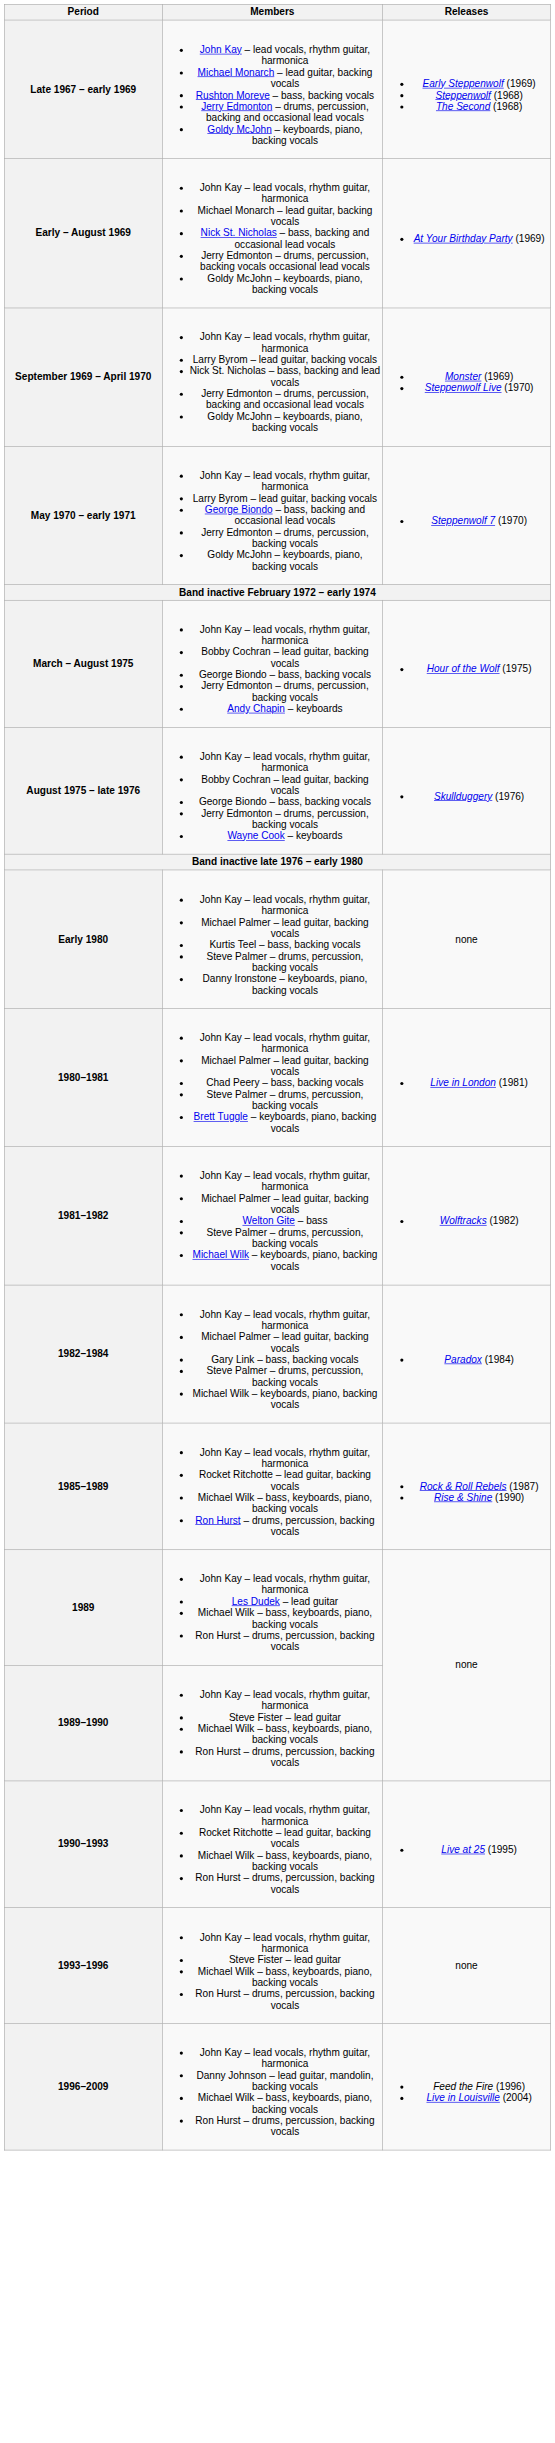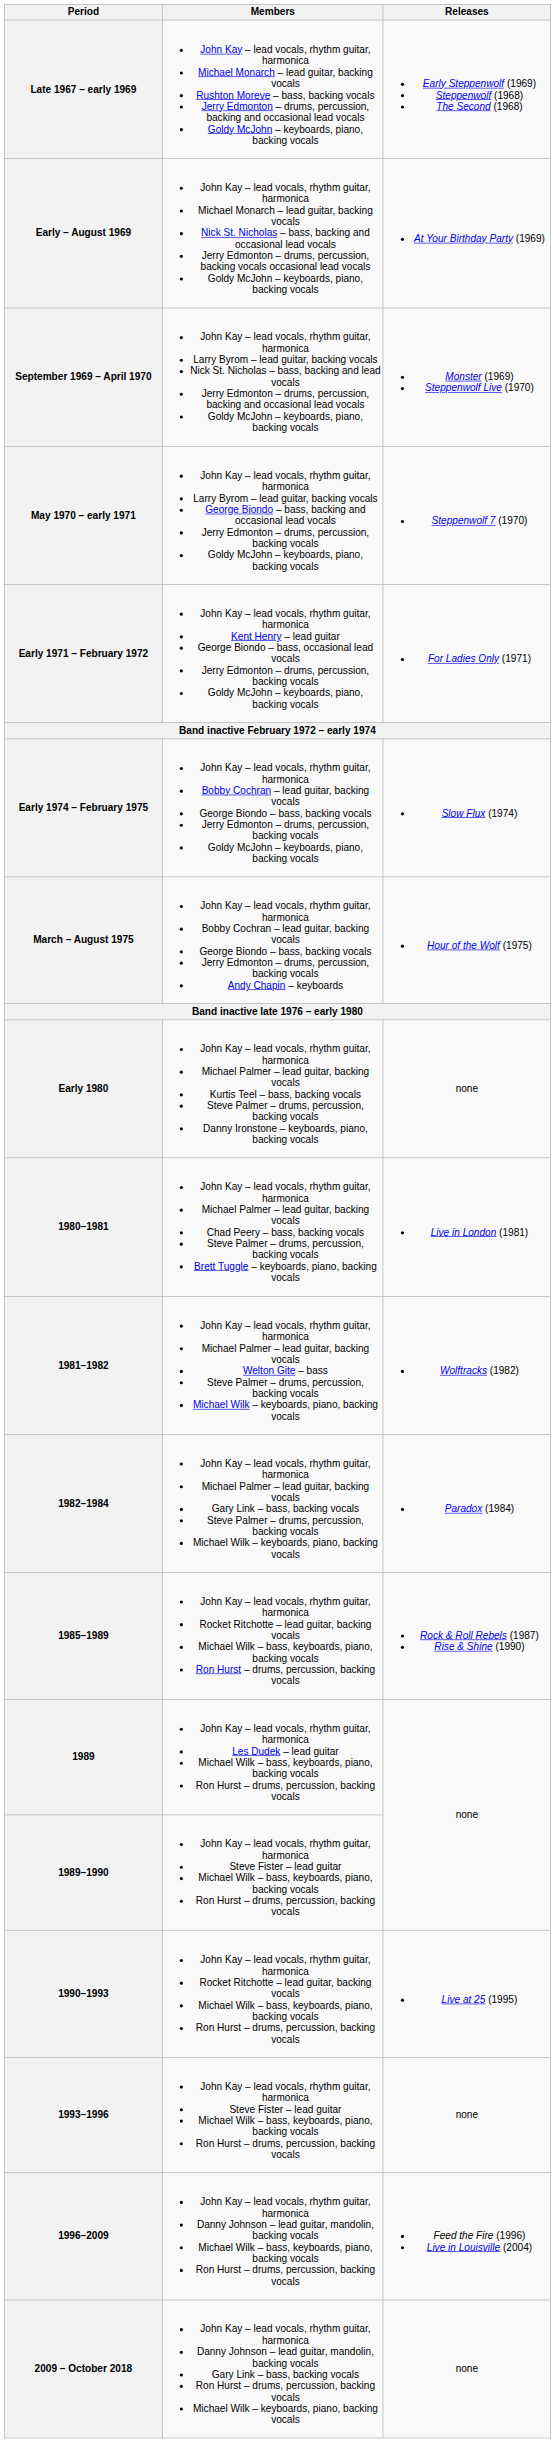+ row: (83, 653)
+ row: (83, 807)
- row: (83, 790)
+ row: (83, 2369)
